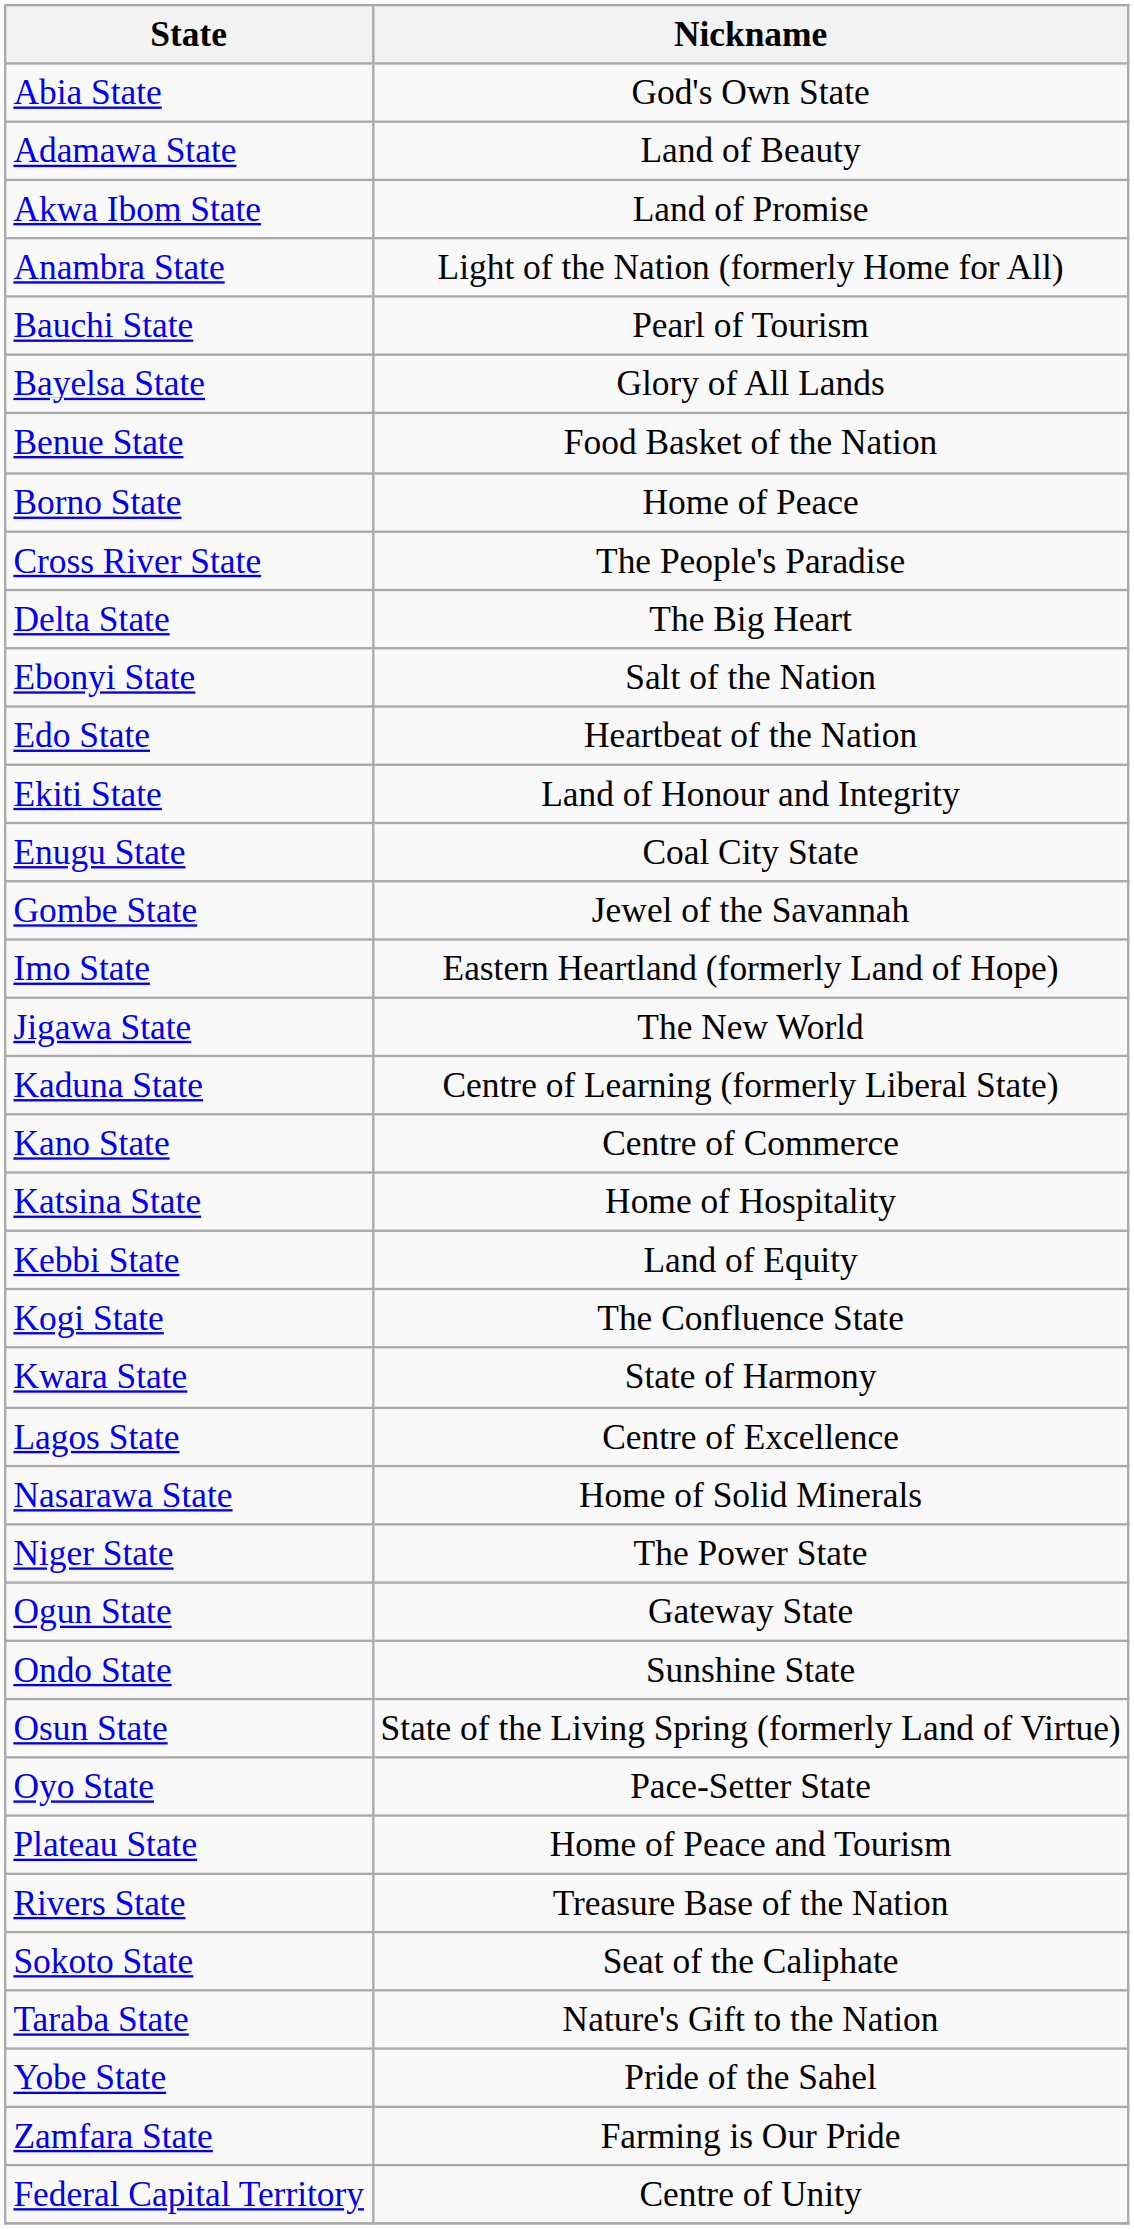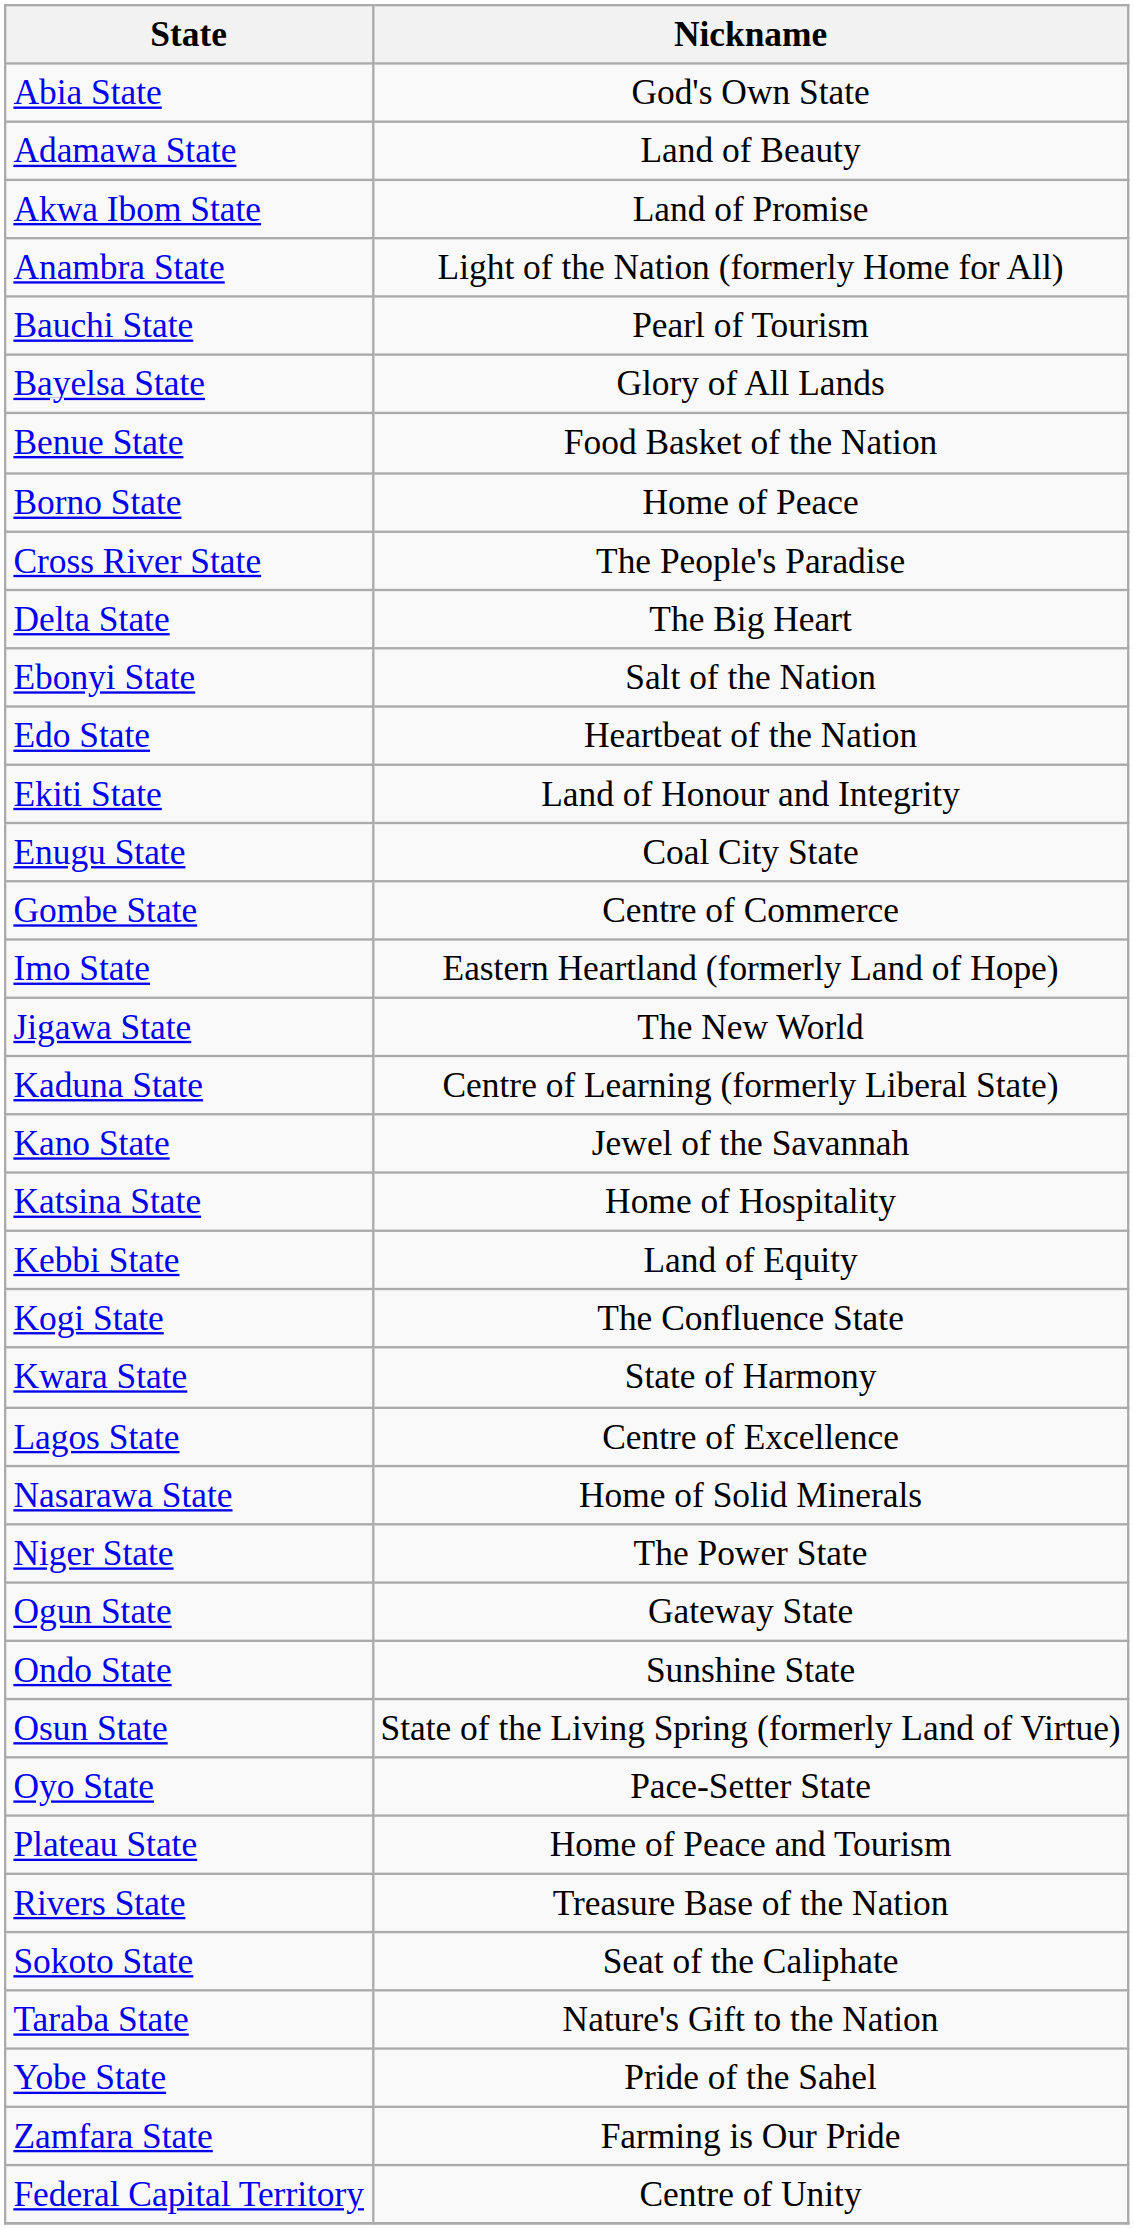(751, 909) Jewel of the Savannah -> (751, 909) Centre of Commerce
(751, 1143) Centre of Commerce -> (751, 1143) Jewel of the Savannah
